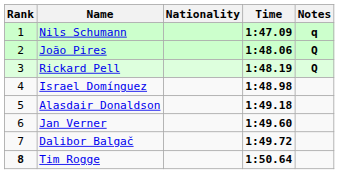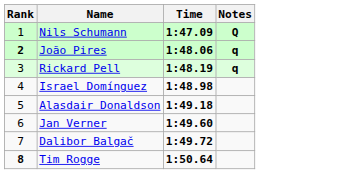- column: (203, 14)
(314, 32) q -> (235, 32) Q
(21, 50) normal -> (21, 50) bold
(314, 50) Q -> (235, 50) q
(314, 68) Q -> (235, 68) q
